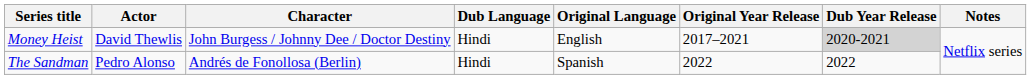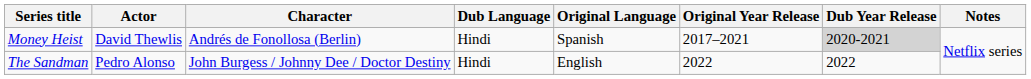(320, 39) John Burgess / Johnny Dee / Doctor Destiny -> (275, 39) Andrés de Fonollosa (Berlin)
(580, 39) English -> (580, 39) Spanish
(275, 62) Andrés de Fonollosa (Berlin) -> (320, 62) John Burgess / Johnny Dee / Doctor Destiny
(580, 62) Spanish -> (580, 62) English
